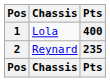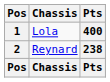(93, 50) 235 -> (93, 50) 238
